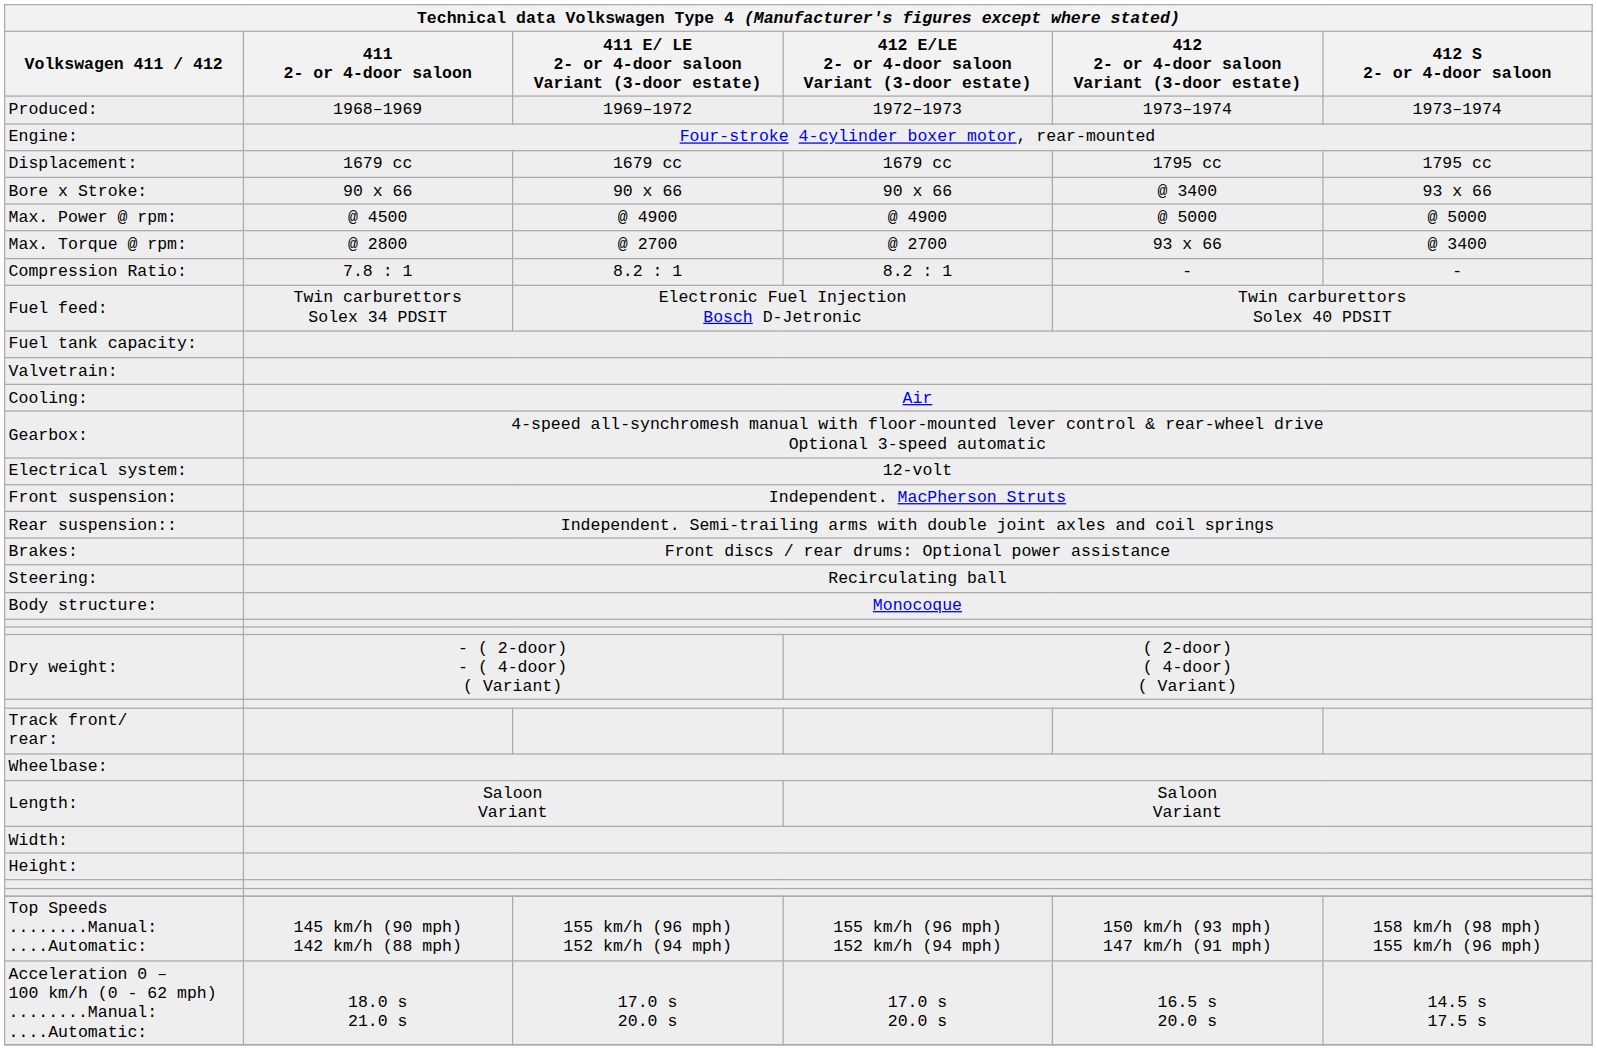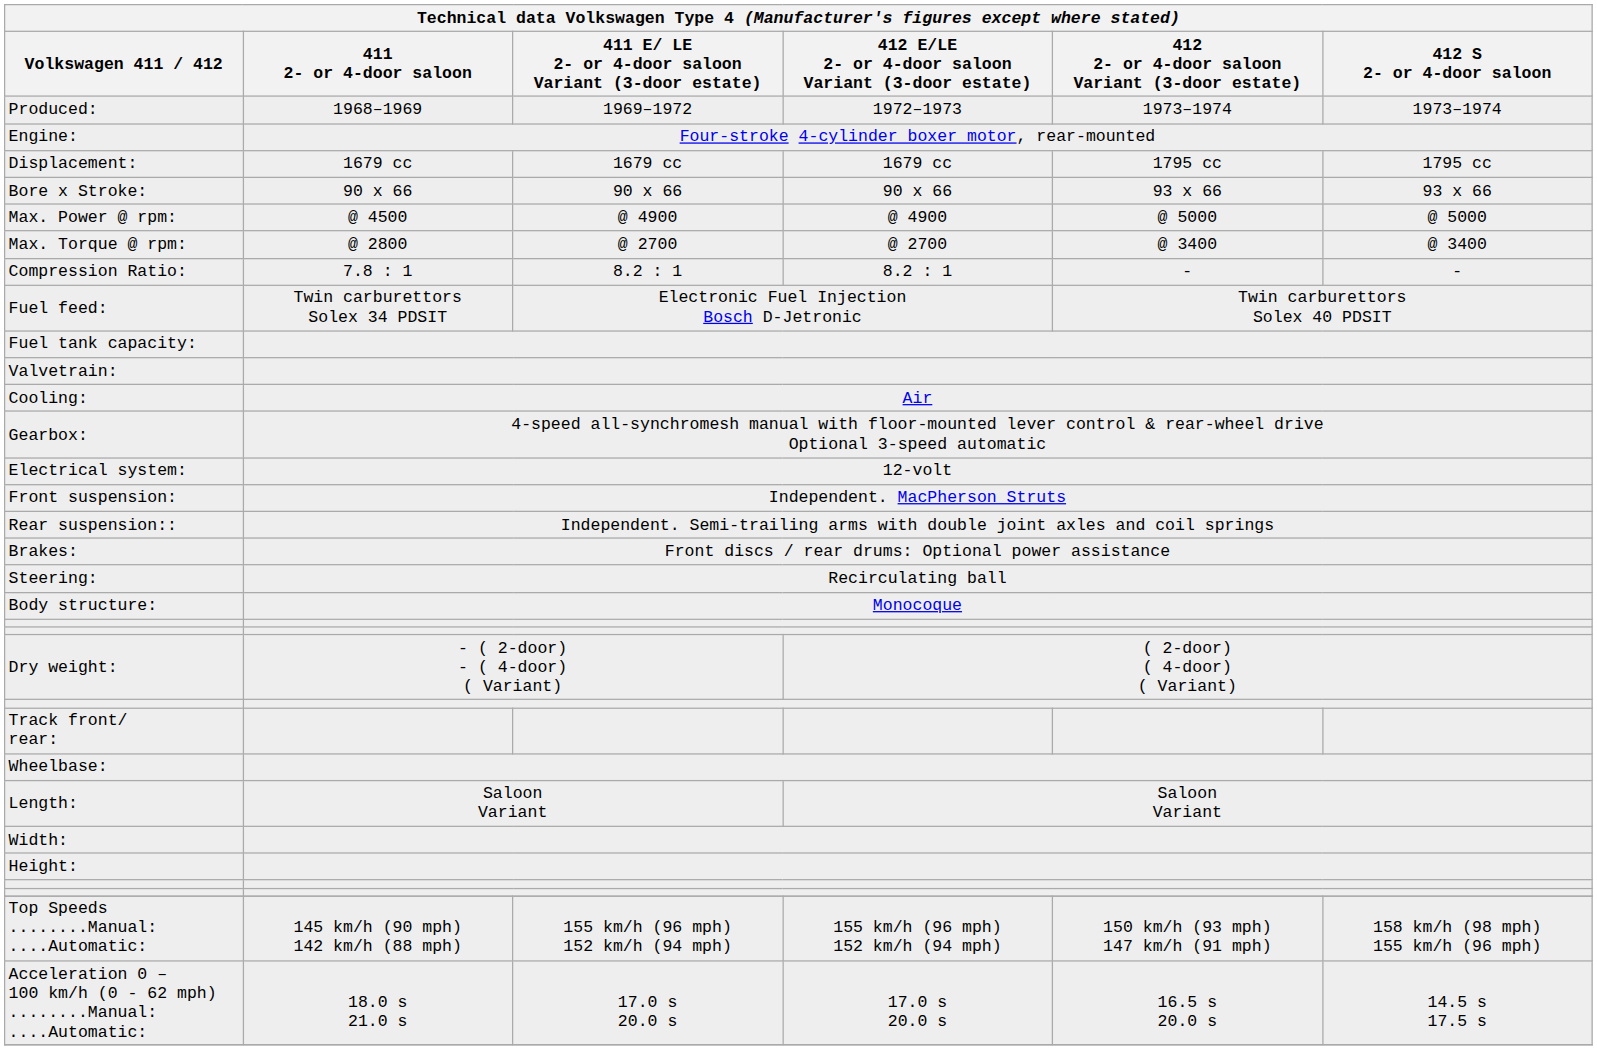(1187, 191) @ 3400 -> (1187, 191) 93 x 66
(1187, 245) 93 x 66 -> (1187, 245) @ 3400
